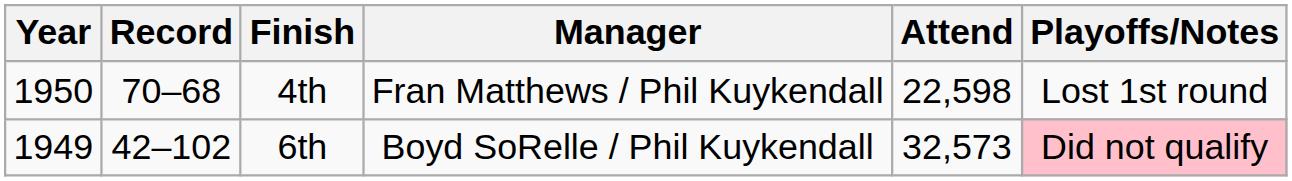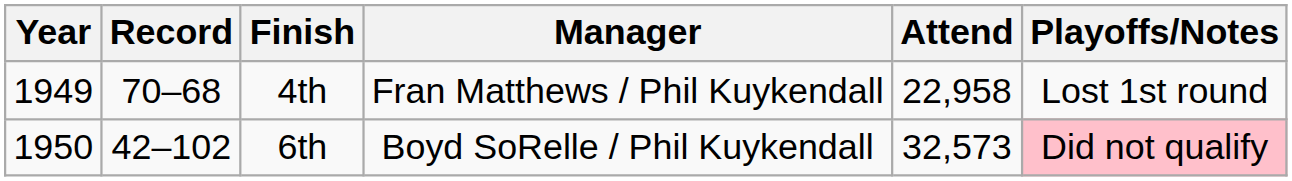(53, 89) 1950 -> (53, 89) 1949
(957, 89) 22,598 -> (957, 89) 22,958
(53, 146) 1949 -> (53, 146) 1950
